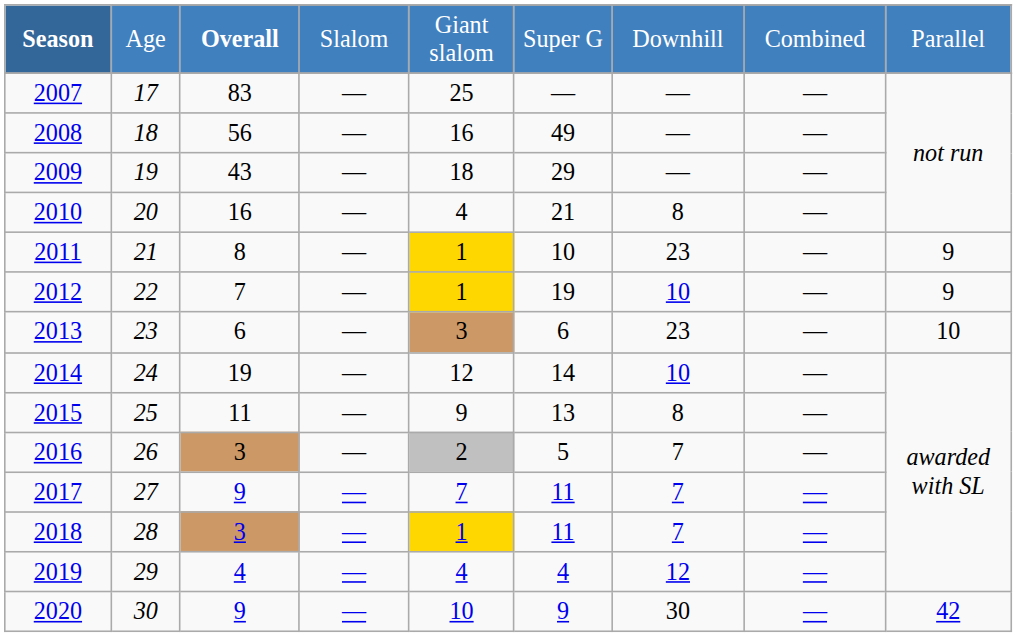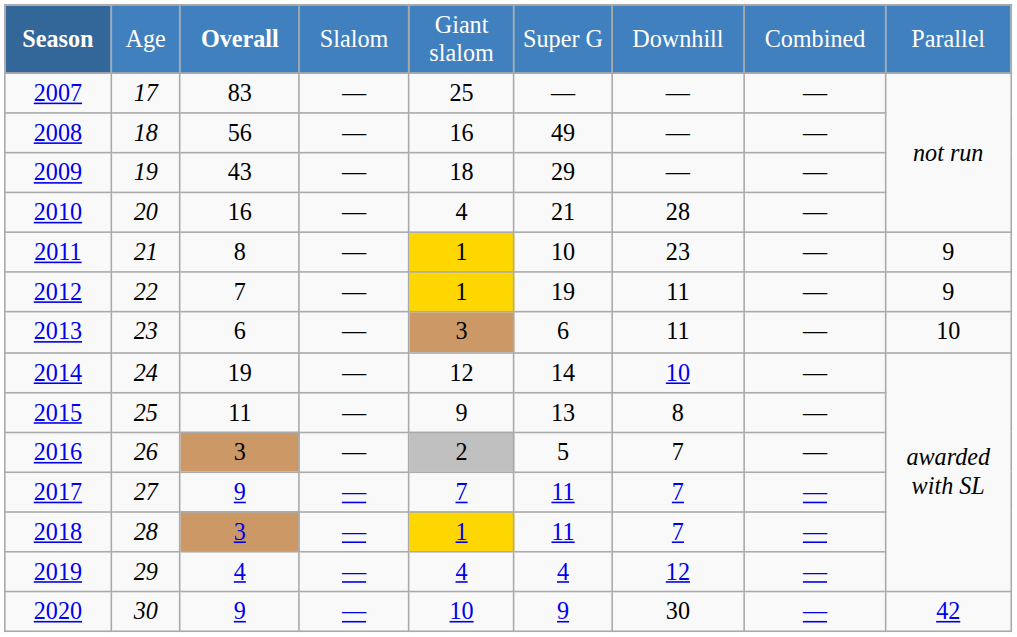(678, 212) 8 -> (678, 212) 28
(678, 292) 10 -> (678, 292) 11
(678, 332) 23 -> (678, 332) 11
